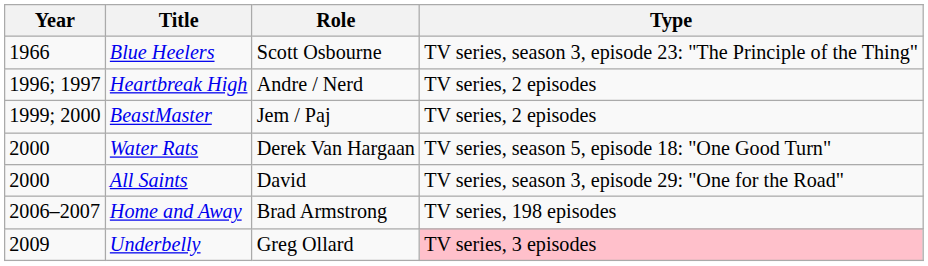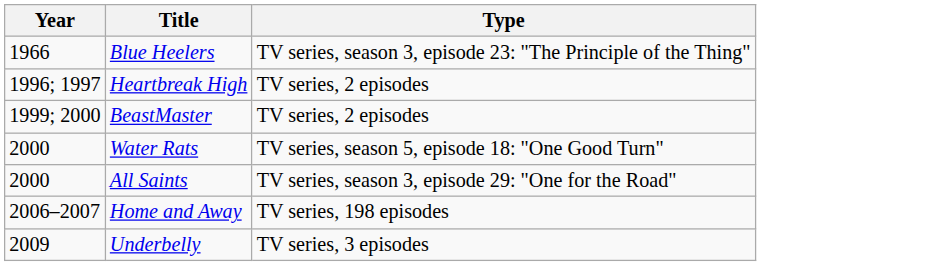- column: (336, 20)
(510, 244) pink background -> (343, 244) no background
